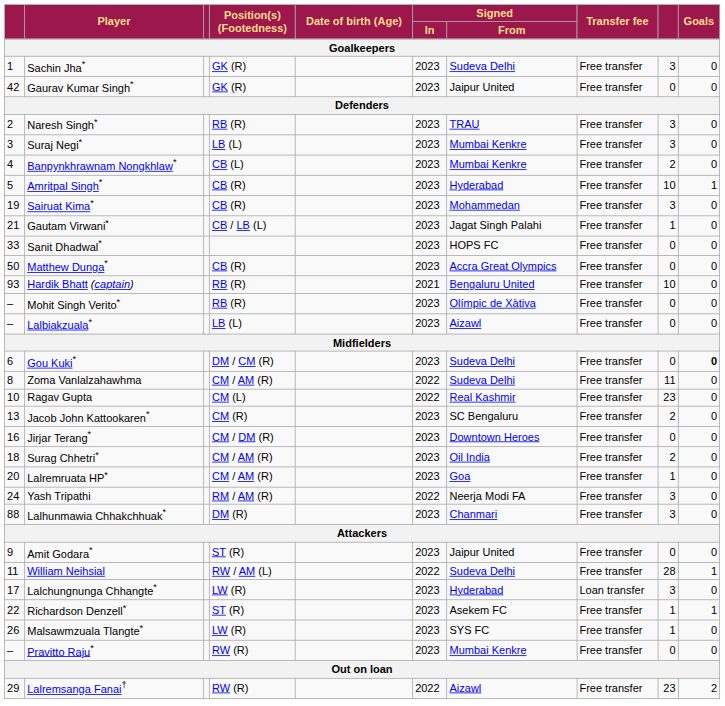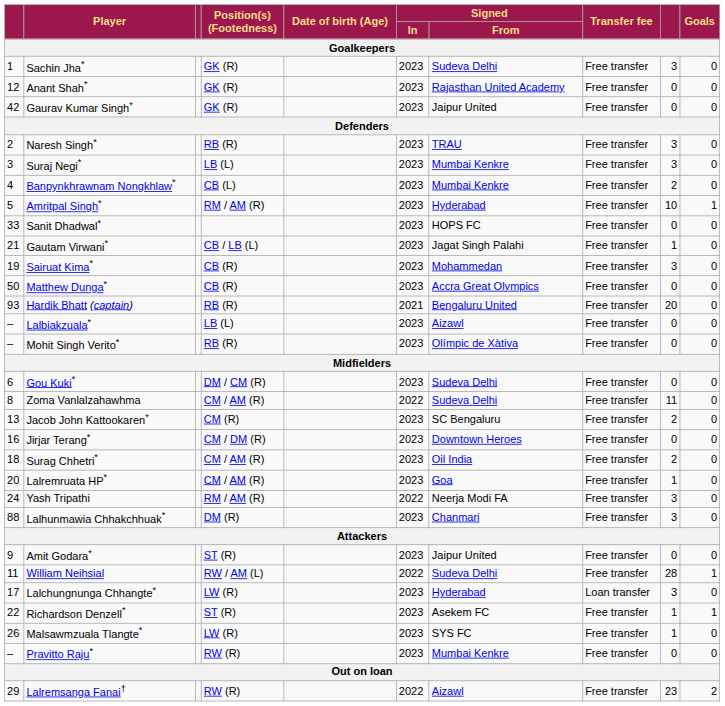+ row: (57, 86)
(229, 185) CB (R) -> (234, 205) RM / AM (R)
rows swapped: (61, 205) <-> (65, 245)
(669, 284) 10 -> (671, 305) 20
rows swapped: (60, 323) <-> (74, 303)
(714, 361) bold -> (714, 381) normal
- row: (60, 397)
